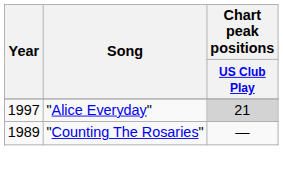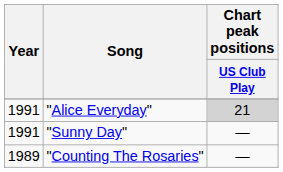(24, 110) 1997 -> (24, 110) 1991
+ row: (87, 133)
